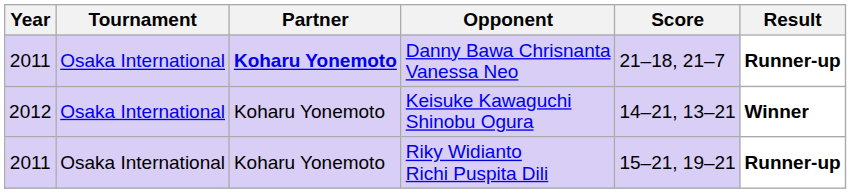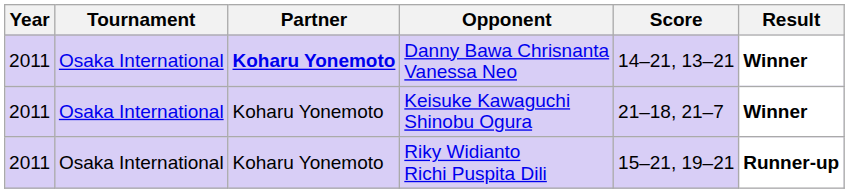(672, 61) 21–18, 21–7 -> (676, 61) 14–21, 13–21
(793, 61) Runner-up -> (775, 61) Winner
(30, 112) 2012 -> (30, 112) 2011
(678, 112) 14–21, 13–21 -> (671, 112) 21–18, 21–7
